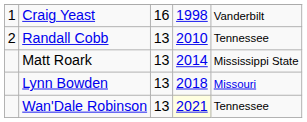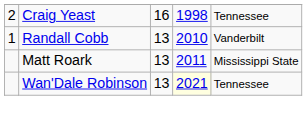(12, 15) 1 -> (12, 15) 2
(239, 16) Vanderbilt -> (241, 16) Tennessee
(12, 38) 2 -> (12, 38) 1
(241, 38) Tennessee -> (239, 38) Vanderbilt
(192, 60) 2014 -> (191, 60) 2011
- row: (65, 83)
